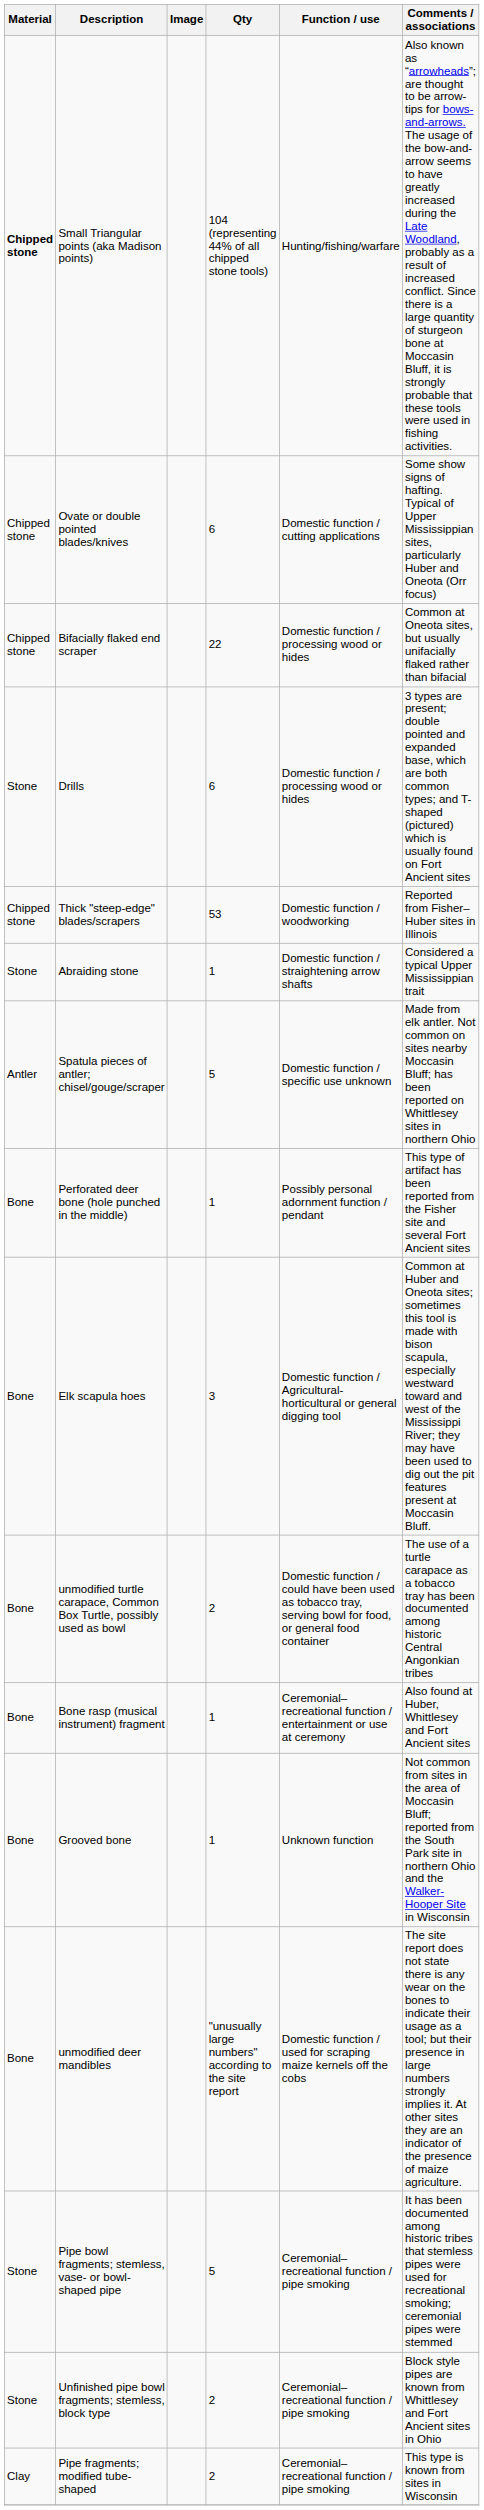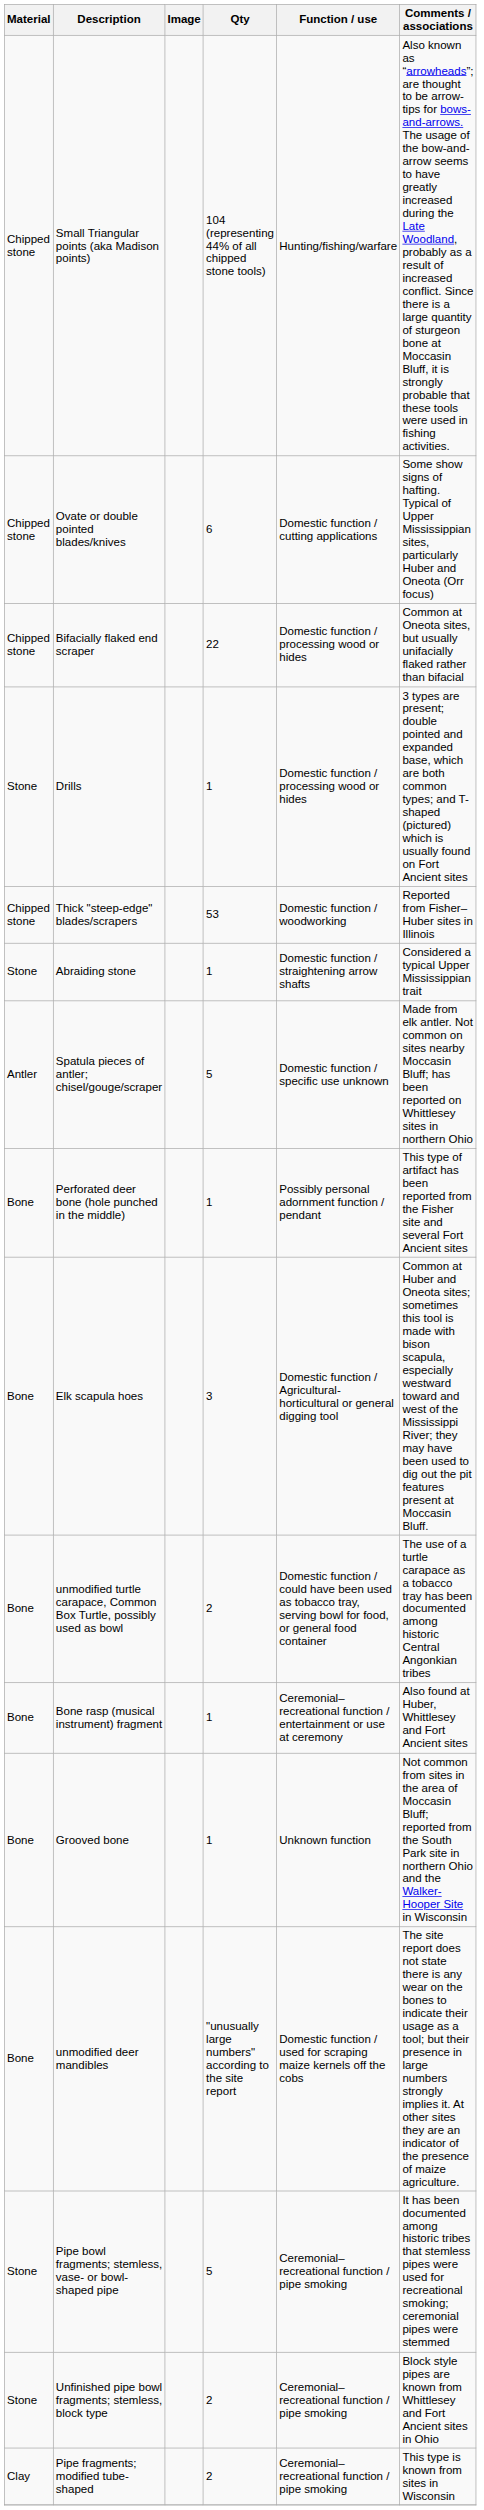(30, 245) bold -> (28, 245) normal
(212, 786) 6 -> (209, 786) 1
